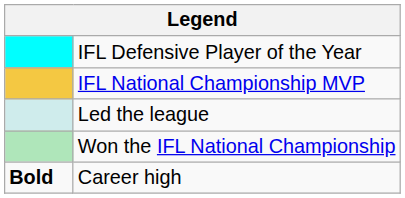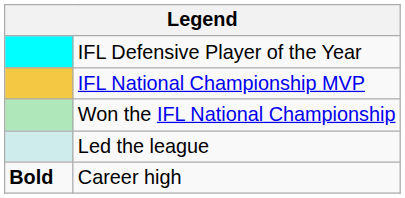rows swapped: (237, 146) <-> (144, 114)
